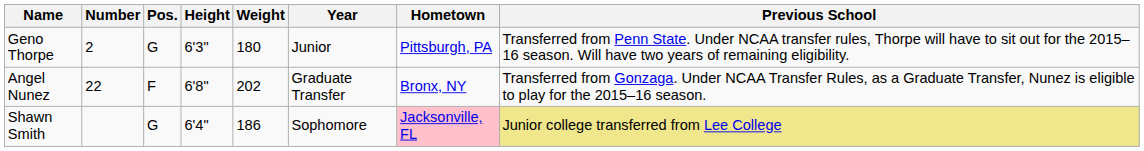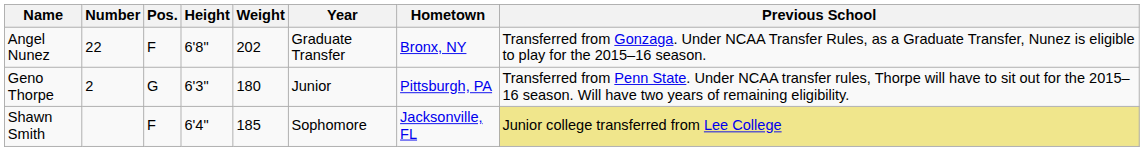rows swapped: (31, 47) <-> (29, 86)
(153, 126) G -> (151, 126) F
(249, 126) 186 -> (249, 126) 185
(441, 126) pink background -> (441, 126) no background
